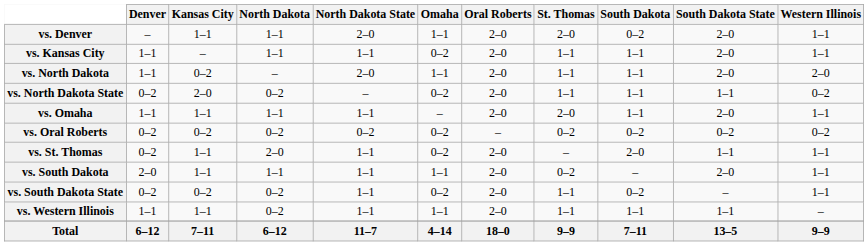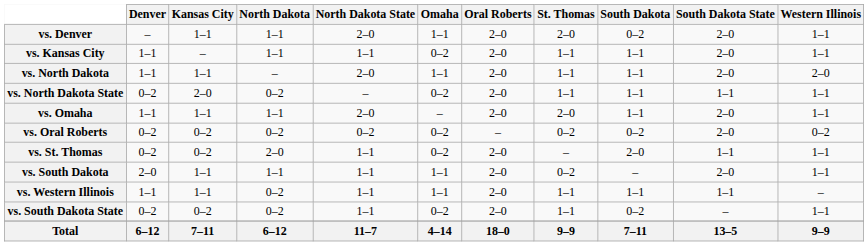(203, 73) 0–2 -> (203, 73) 1–1
(821, 93) 0–2 -> (821, 93) 1–1
(365, 113) 1–1 -> (365, 113) 2–0
(725, 133) 0–2 -> (725, 133) 2–0
(203, 152) 1–1 -> (203, 152) 0–2
rows swapped: (65, 192) <-> (65, 211)
